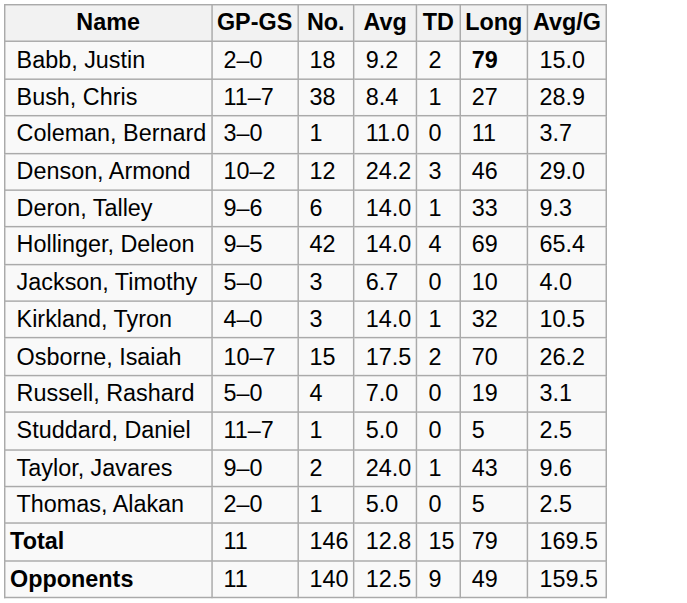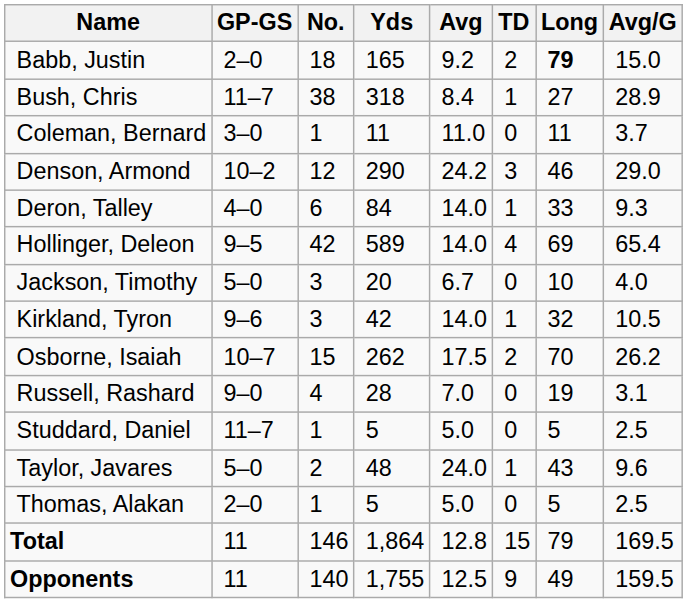+ column: (392, 23)
(240, 208) 9–6 -> (240, 208) 4–0
(240, 319) 4–0 -> (240, 319) 9–6
(240, 393) 5–0 -> (240, 393) 9–0
(240, 467) 9–0 -> (240, 467) 5–0
